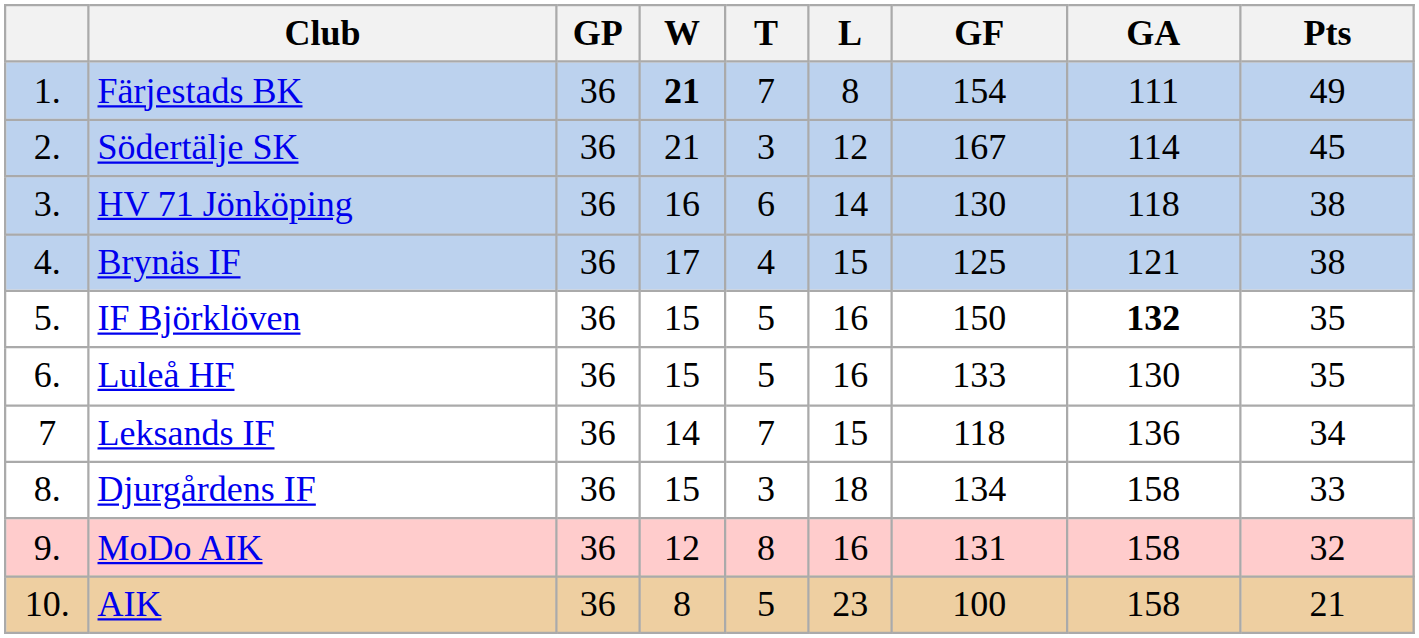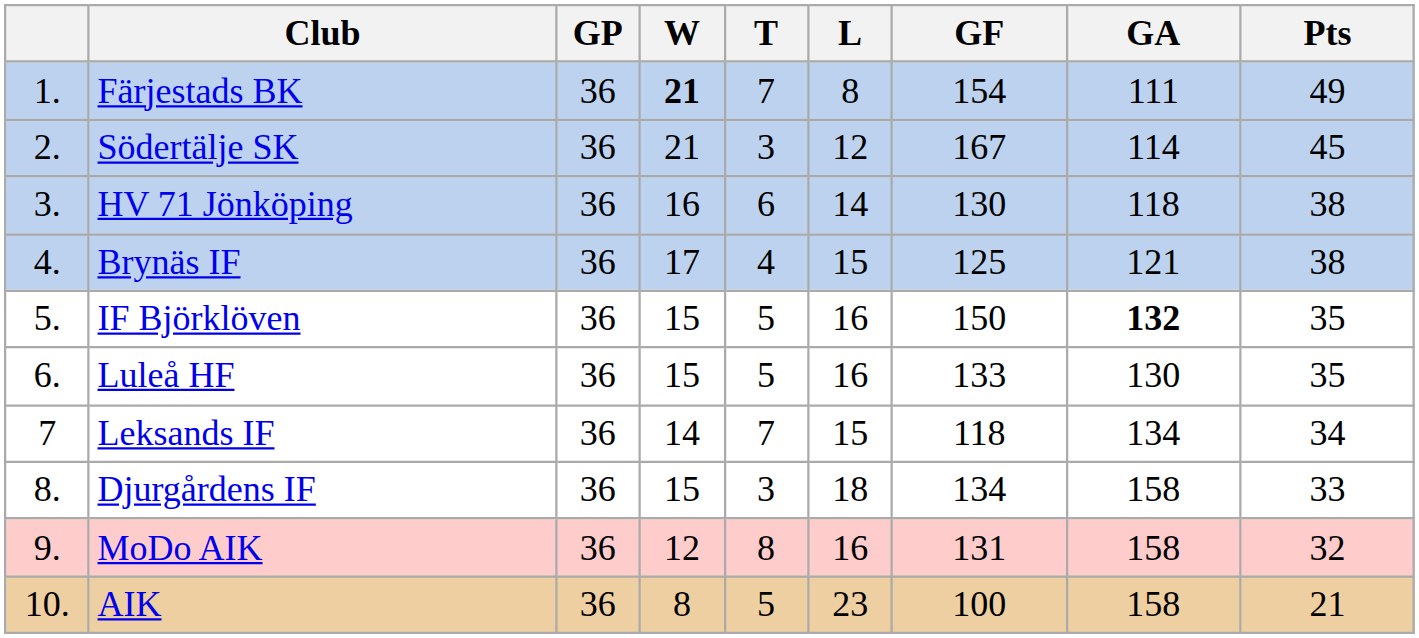(1153, 432) 136 -> (1153, 432) 134
